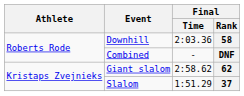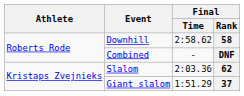(193, 40) 2:03.36 -> (193, 40) 2:58.62
(138, 69) Giant slalom -> (122, 69) Slalom
(193, 69) 2:58.62 -> (193, 69) 2:03.36
(122, 84) Slalom -> (138, 84) Giant slalom
